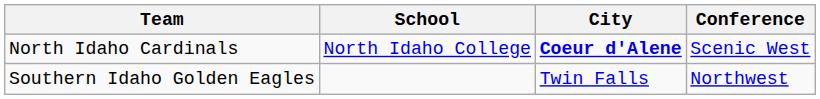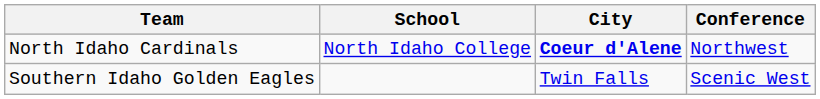(750, 49) Scenic West -> (740, 49) Northwest
(740, 79) Northwest -> (750, 79) Scenic West
